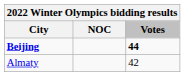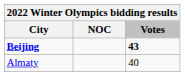(133, 46) 44 -> (133, 46) 43
(133, 63) 42 -> (133, 63) 40
